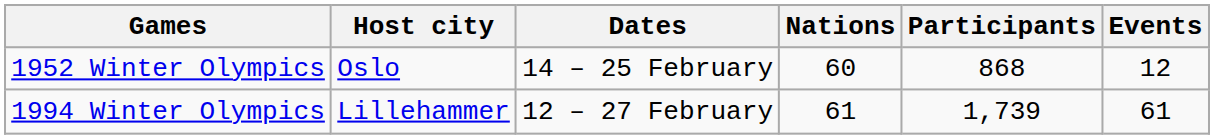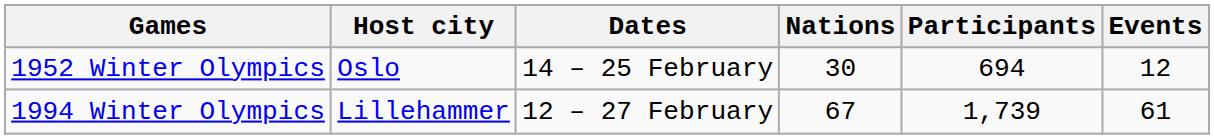(840, 69) 60 -> (840, 69) 30
(1002, 69) 868 -> (1002, 69) 694
(840, 111) 61 -> (840, 111) 67
